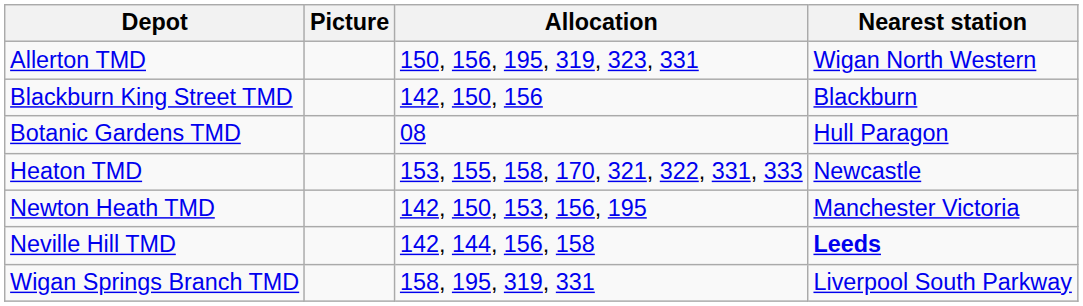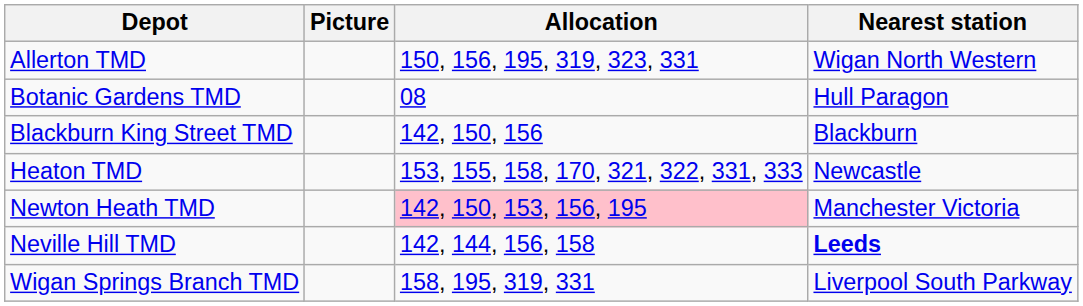rows swapped: (151, 97) <-> (125, 134)
(523, 208) no background -> (523, 208) pink background
